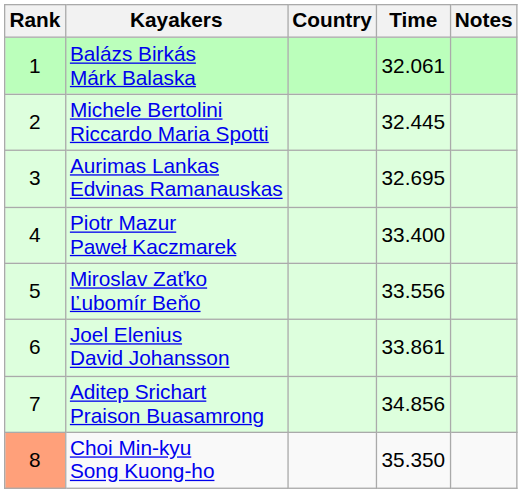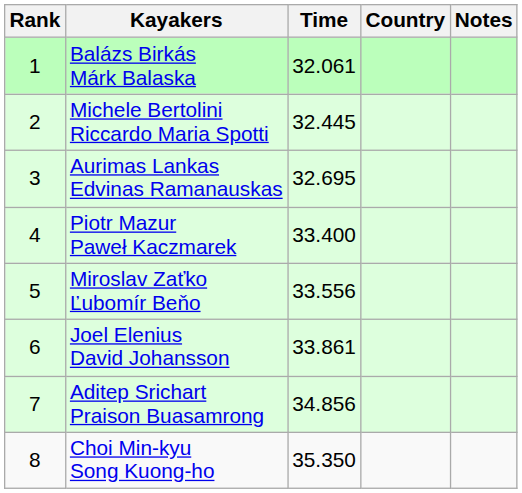columns swapped: (332, 20) <-> (413, 20)
(35, 460) lightsalmon background -> (35, 460) no background
